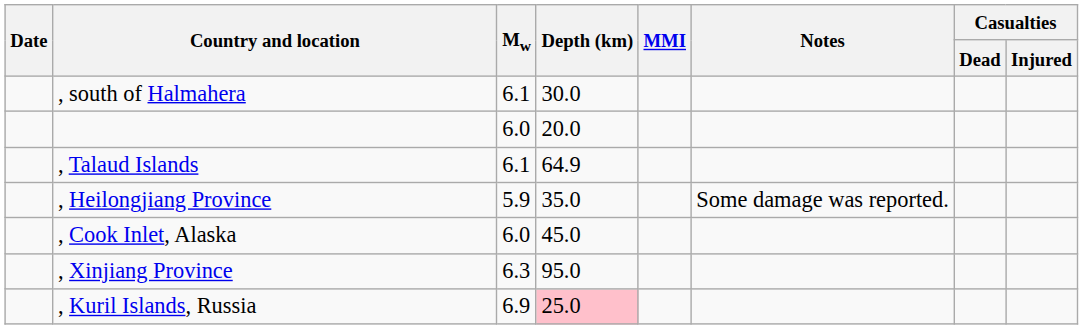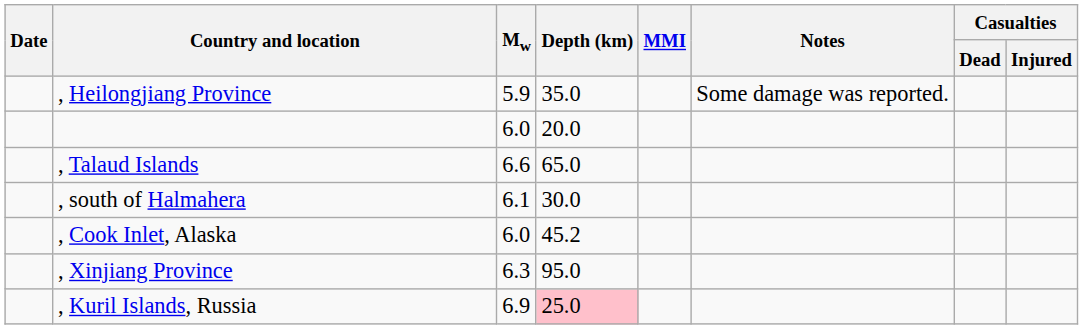rows swapped: (152, 93) <-> (165, 199)
(516, 164) 6.1 -> (516, 164) 6.6
(561, 164) 64.9 -> (561, 164) 65.0
(561, 235) 45.0 -> (561, 235) 45.2
